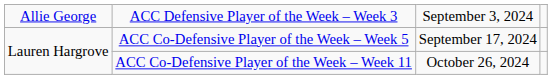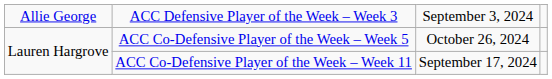(478, 39) September 17, 2024 -> (478, 39) October 26, 2024
(478, 62) October 26, 2024 -> (478, 62) September 17, 2024
